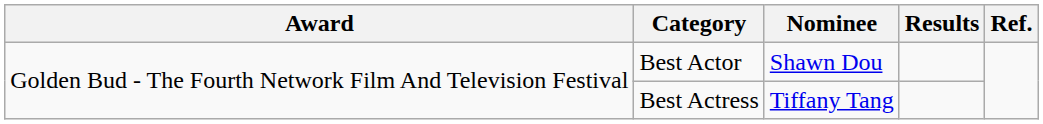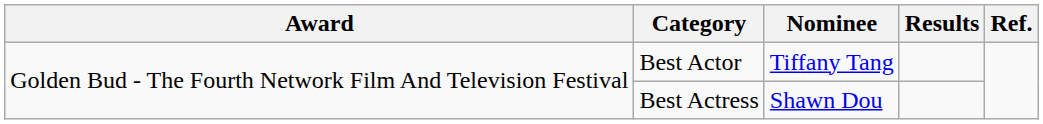(826, 61) Shawn Dou -> (832, 61) Tiffany Tang
(832, 99) Tiffany Tang -> (826, 99) Shawn Dou
